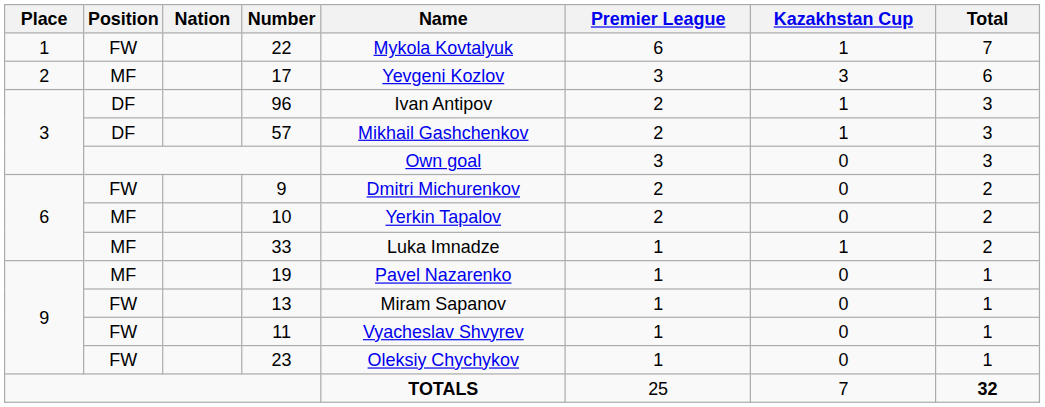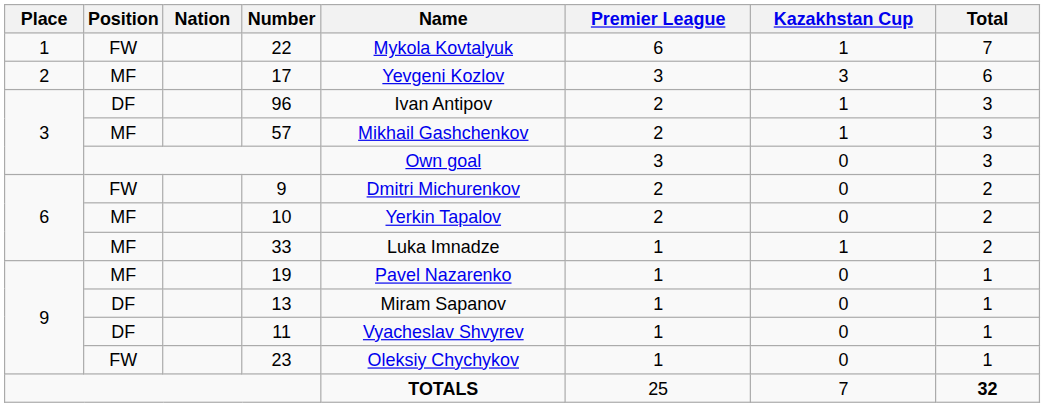(123, 133) DF -> (123, 133) MF
(123, 303) FW -> (123, 303) DF
(123, 331) FW -> (123, 331) DF
